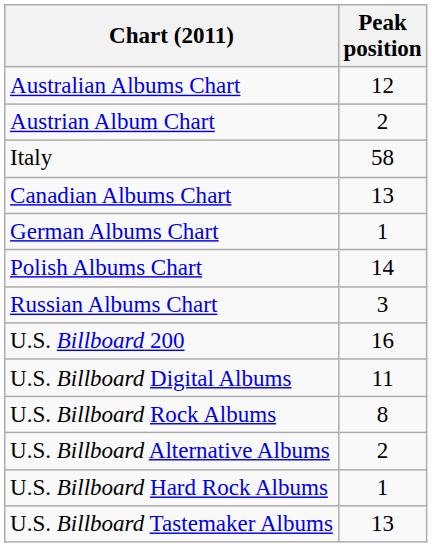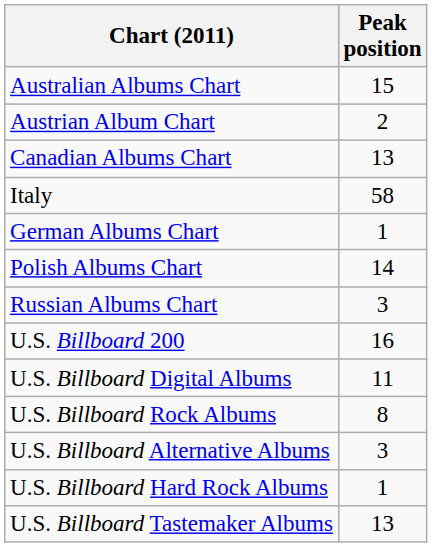(383, 85) 12 -> (383, 85) 15
rows swapped: (121, 194) <-> (31, 158)
(383, 450) 2 -> (383, 450) 3
